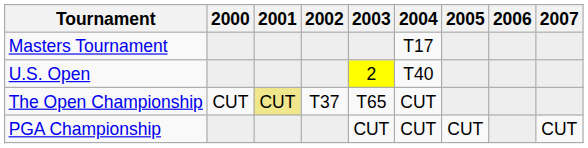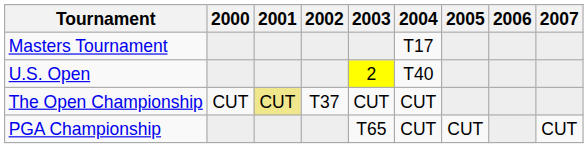(371, 102) T65 -> (371, 102) CUT
(371, 129) CUT -> (371, 129) T65
